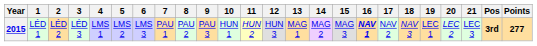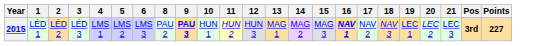- column: (165, 11)
(207, 29) normal -> (186, 29) bold
(517, 29) 277 -> (496, 29) 227
